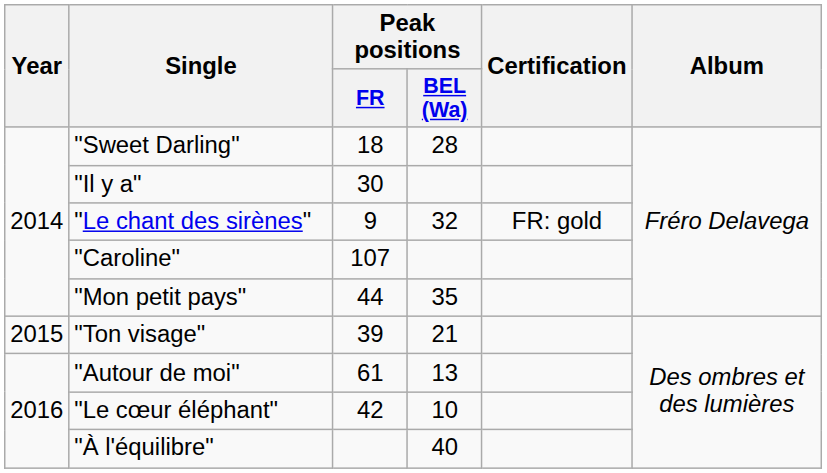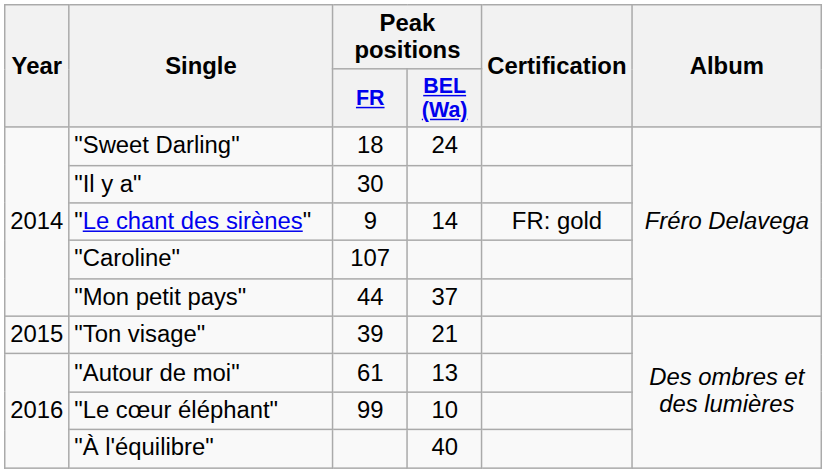(445, 145) 28 -> (445, 145) 24
(445, 221) 32 -> (445, 221) 14
(445, 297) 35 -> (445, 297) 37
(370, 410) 42 -> (370, 410) 99
